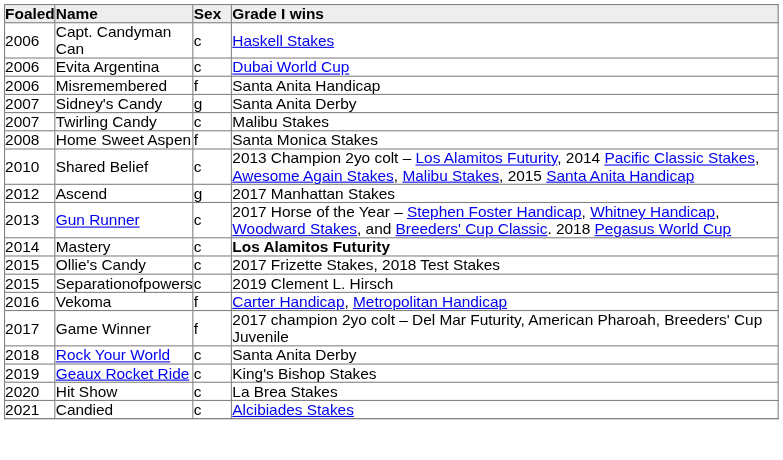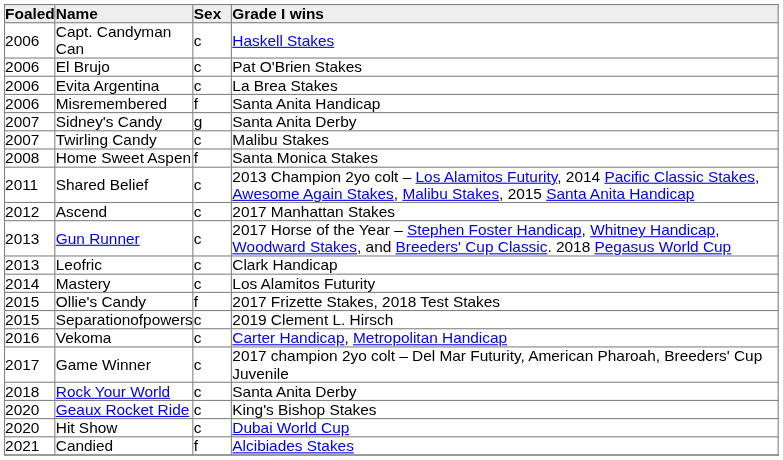+ row: (83, 67)
(291, 67) Dubai World Cup -> (285, 85) La Brea Stakes
(22, 167) 2010 -> (22, 185) 2011
(198, 193) g -> (198, 212) c
+ row: (79, 265)
(311, 247) bold -> (304, 283) normal
(198, 265) c -> (196, 301) f
(196, 301) f -> (198, 338) c
(196, 328) f -> (198, 365) c
(22, 373) 2019 -> (22, 410) 2020
(285, 391) La Brea Stakes -> (291, 428) Dubai World Cup
(198, 410) c -> (196, 446) f
